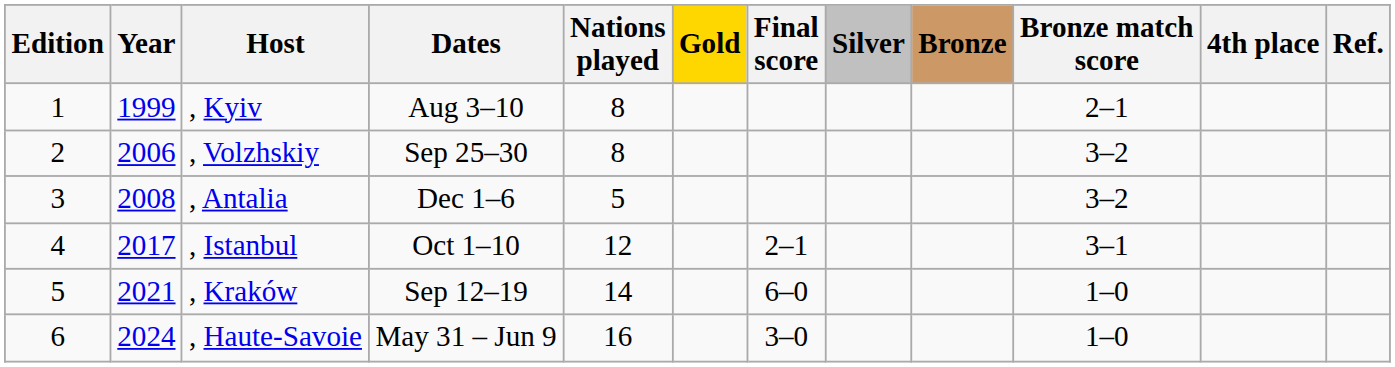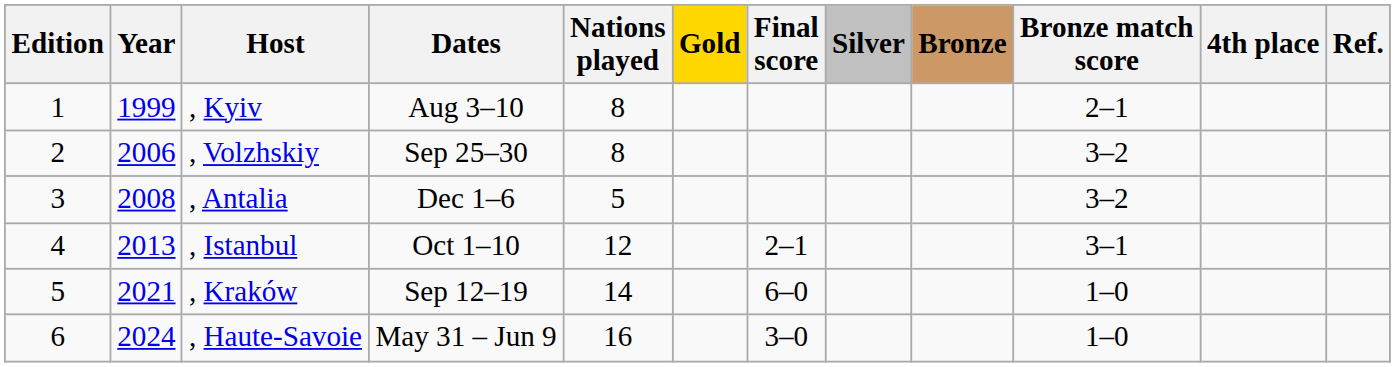(146, 245) 2017 -> (146, 245) 2013
